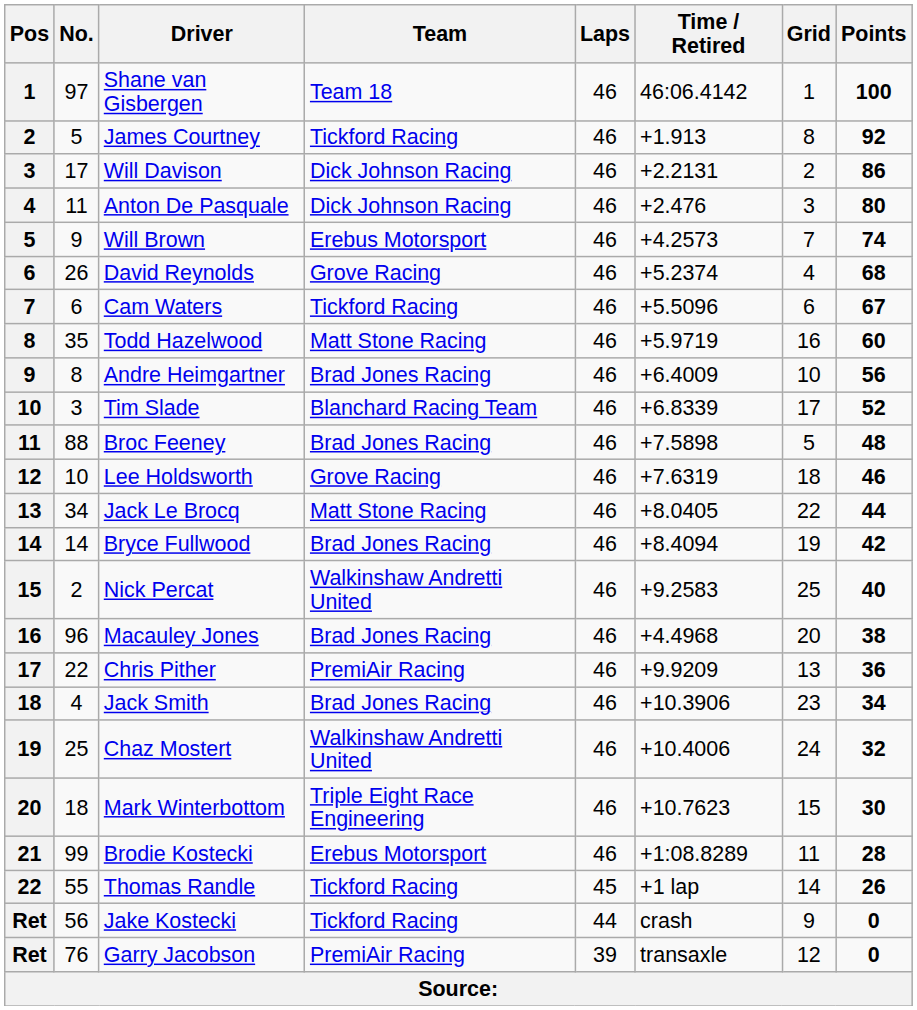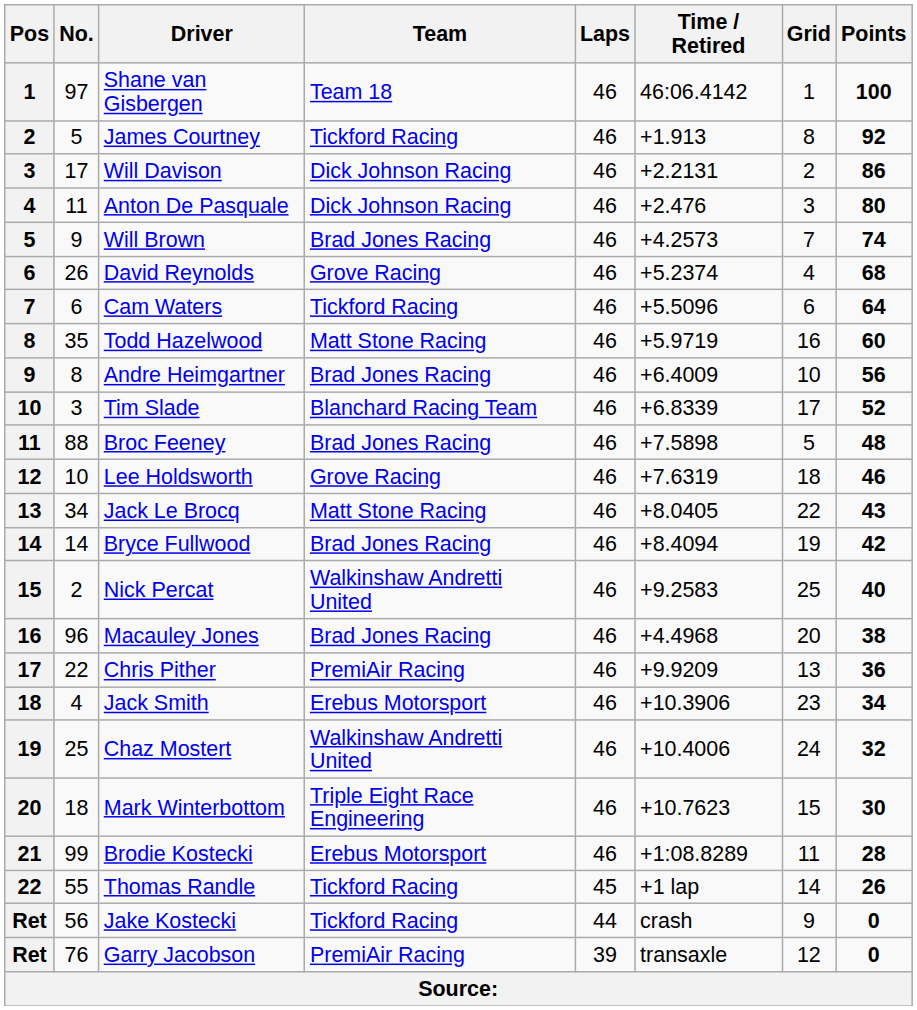(398, 239) Erebus Motorsport -> (401, 239) Brad Jones Racing
(874, 307) 67 -> (874, 307) 64
(874, 510) 44 -> (874, 510) 43
(401, 704) Brad Jones Racing -> (398, 704) Erebus Motorsport
